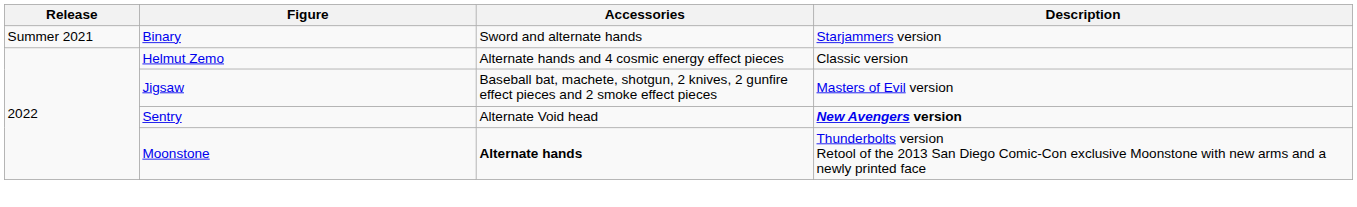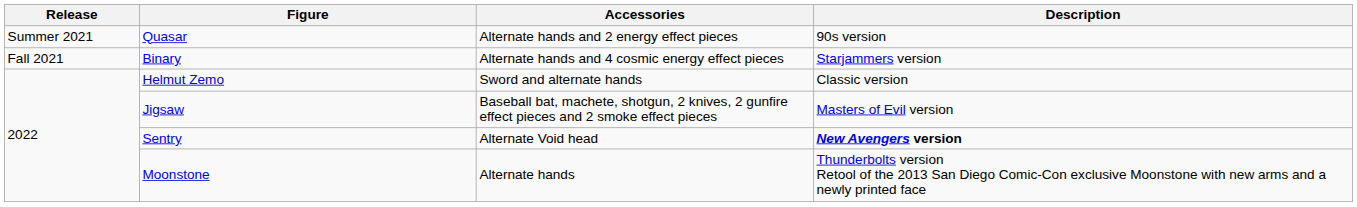+ row: (165, 36)
(50, 36) Summer 2021 -> (36, 58) Fall 2021
(561, 36) Sword and alternate hands -> (632, 58) Alternate hands and 4 cosmic energy effect pieces
(632, 58) Alternate hands and 4 cosmic energy effect pieces -> (561, 79) Sword and alternate hands
(531, 153) bold -> (527, 175) normal
